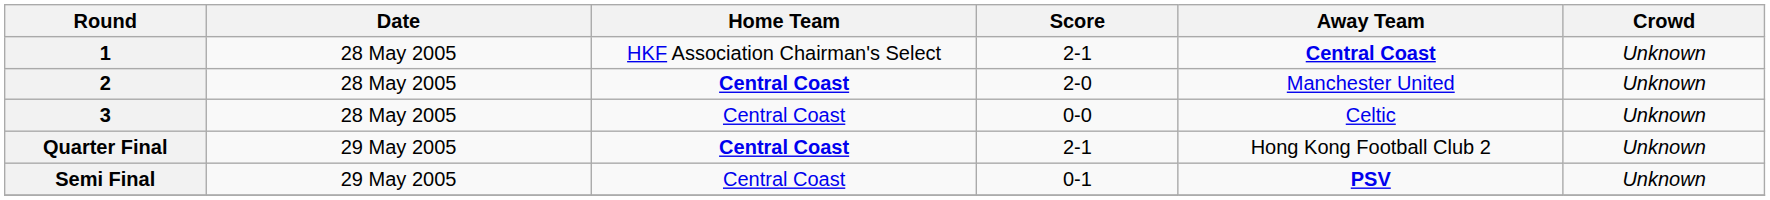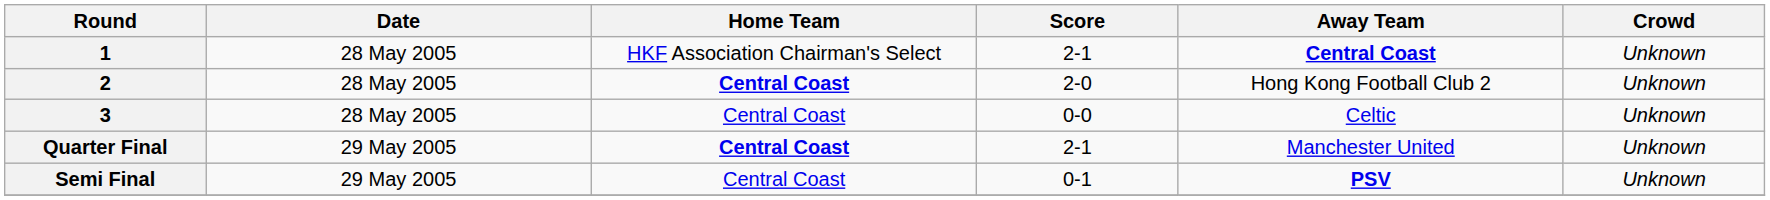(1371, 84) Manchester United -> (1371, 84) Hong Kong Football Club 2
(1371, 147) Hong Kong Football Club 2 -> (1371, 147) Manchester United
